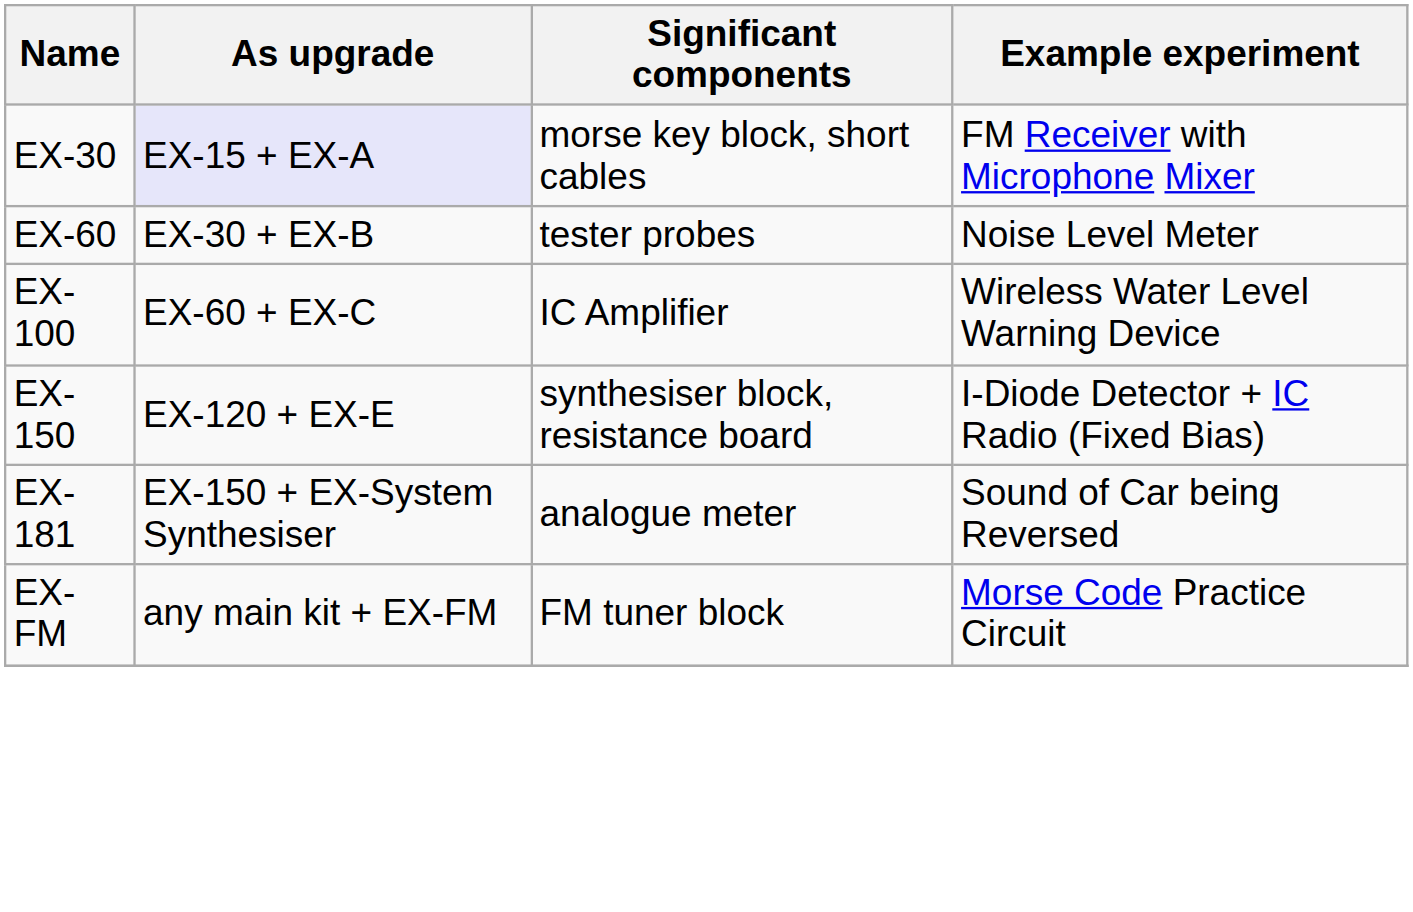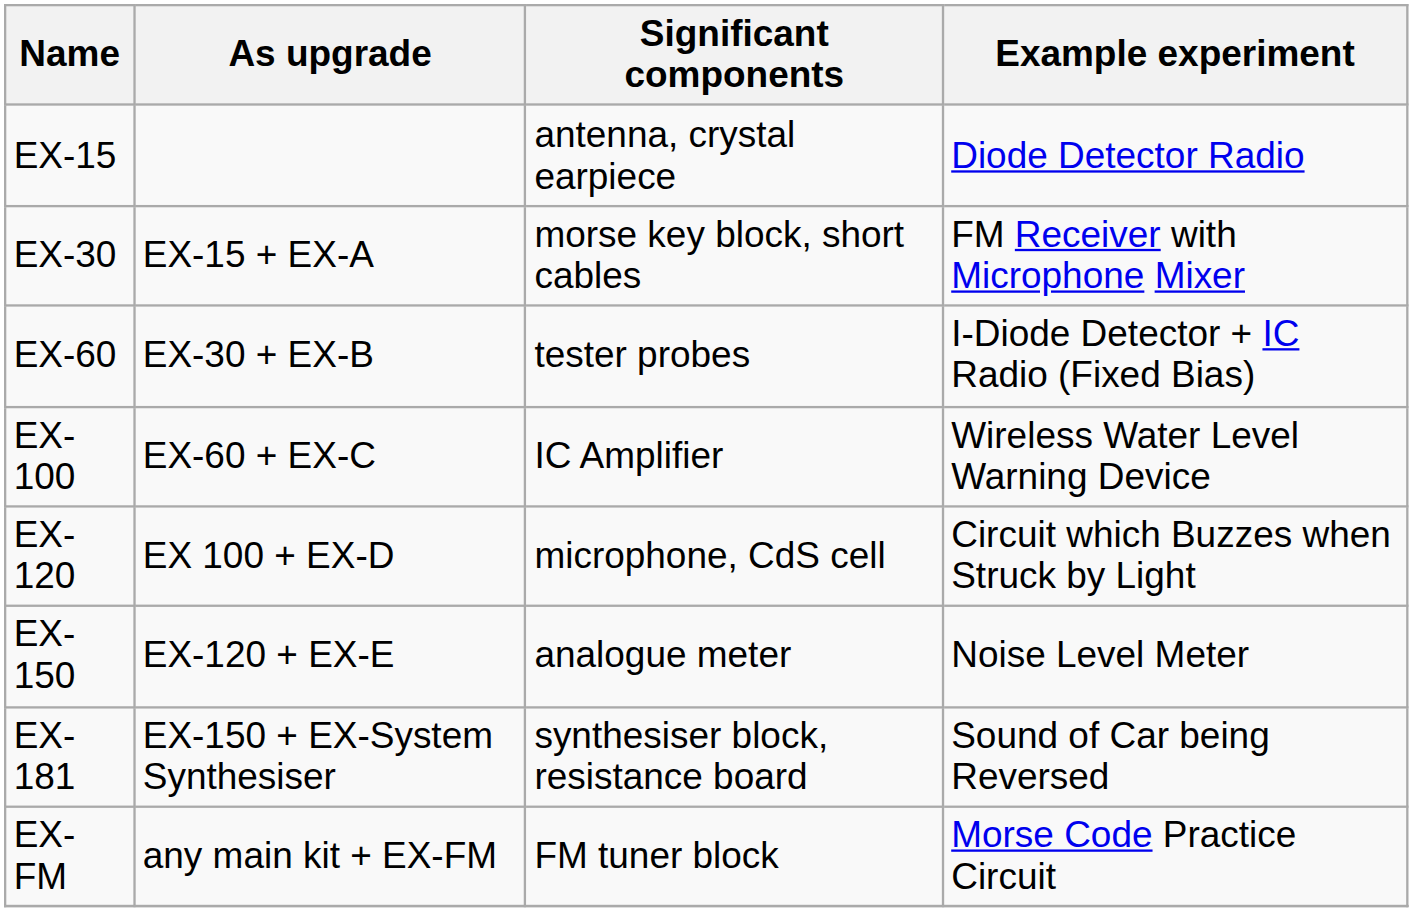+ row: (65, 154)
(259, 154) lavender background -> (258, 254) no background
(1110, 234) Noise Level Meter -> (1125, 355) I-Diode Detector + IC Radio (Fixed Bias)
+ row: (45, 555)
(686, 413) synthesiser block, resistance board -> (663, 655) analogue meter
(1135, 413) I-Diode Detector + IC Radio (Fixed Bias) -> (1100, 655) Noise Level Meter
(668, 513) analogue meter -> (681, 755) synthesiser block, resistance board
